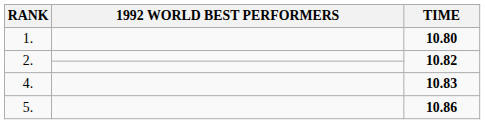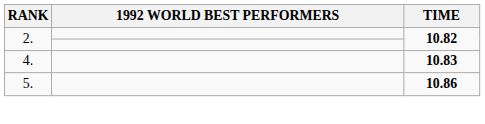- row: (28, 39)
